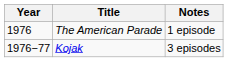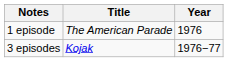columns swapped: (29, 13) <-> (194, 13)
